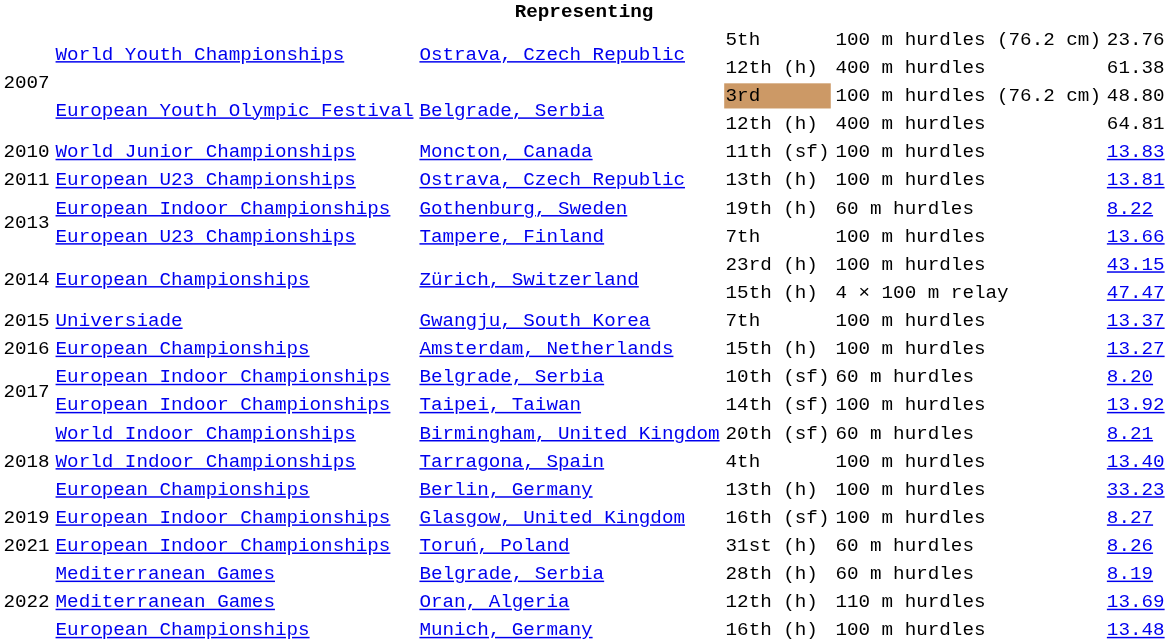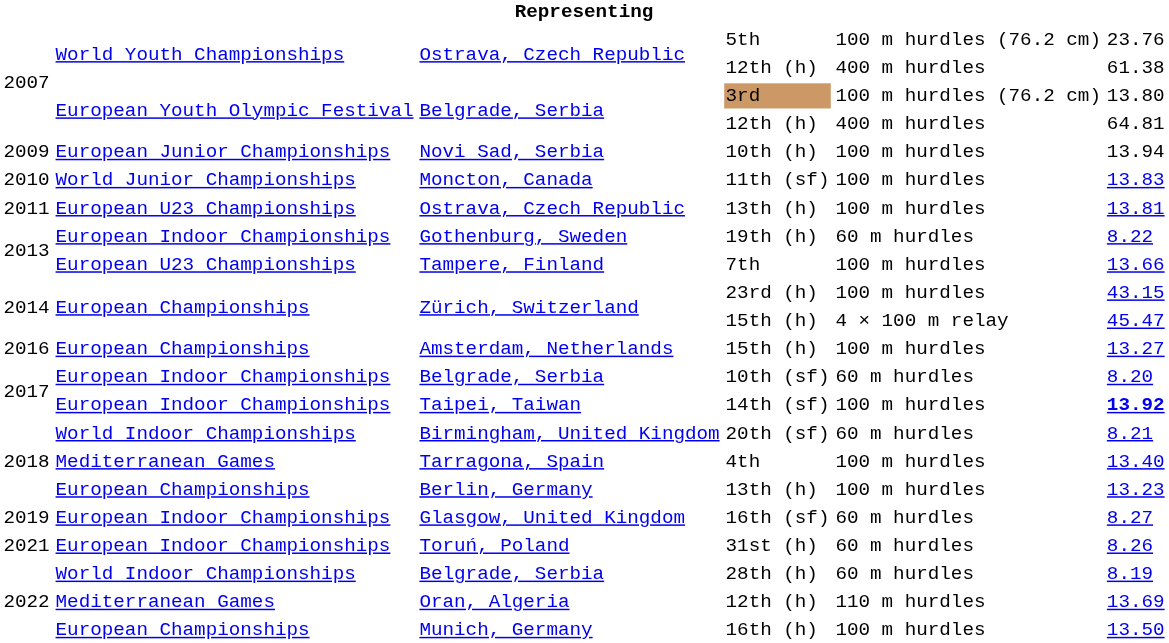(1136, 96) 48.80 -> (1136, 96) 13.80
+ row: (512, 152)
(1136, 293) 47.47 -> (1136, 321) 45.47
- row: (535, 321)
(1136, 405) normal -> (1136, 405) bold
(206, 461) World Indoor Championships -> (165, 461) Mediterranean Games
(1136, 490) 33.23 -> (1136, 490) 13.23
(910, 518) 100 m hurdles -> (905, 518) 60 m hurdles
(165, 574) Mediterranean Games -> (206, 574) World Indoor Championships
(1136, 630) 13.48 -> (1136, 630) 13.50
